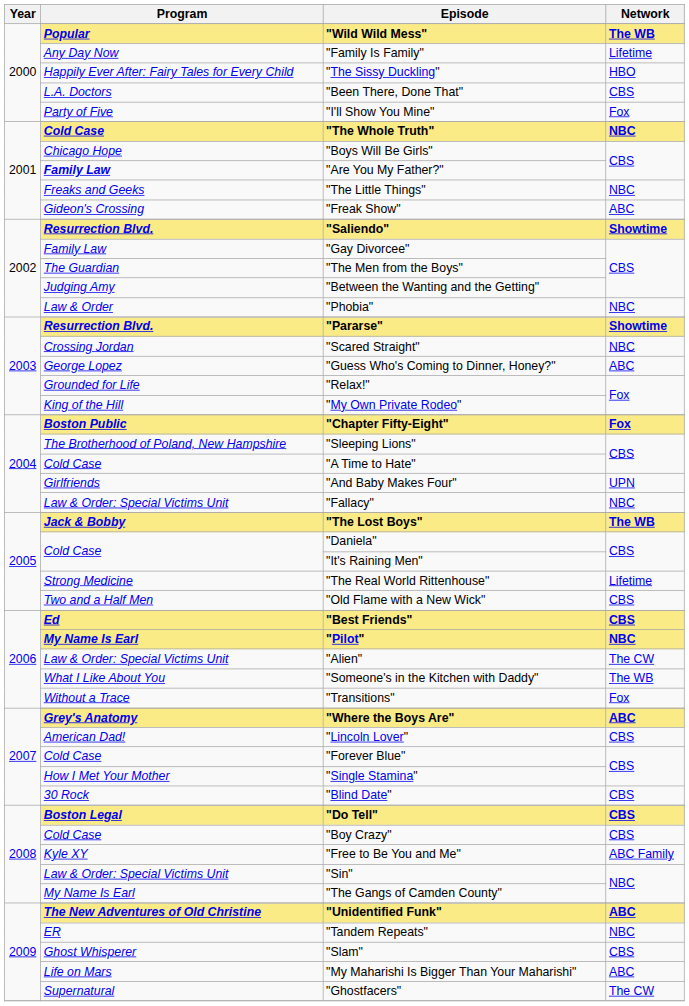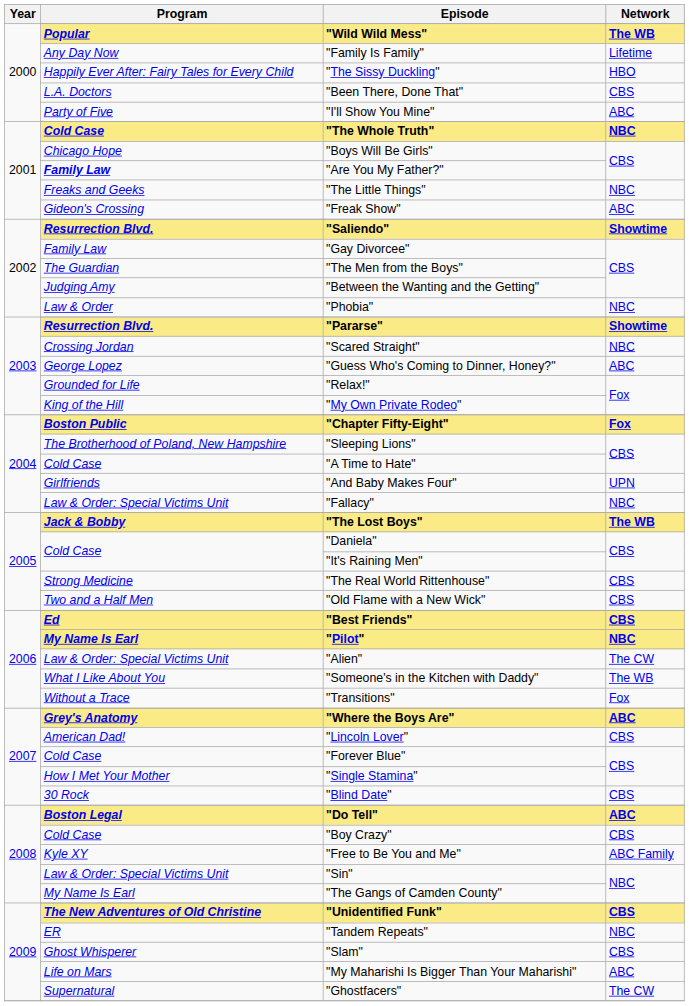(619, 111) Fox -> (622, 111) ABC
(631, 580) Lifetime -> (622, 580) CBS
(622, 815) CBS -> (622, 815) ABC
(622, 913) ABC -> (622, 913) CBS
